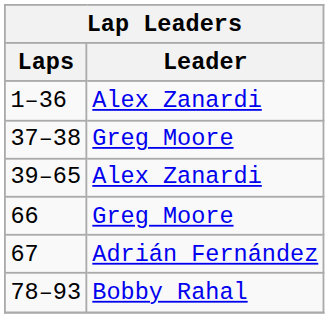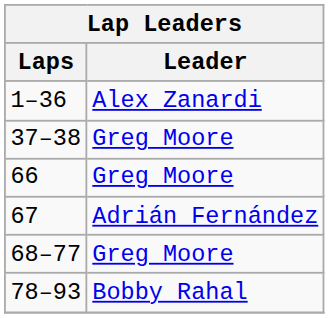- row: (46, 177)
+ row: (46, 254)
